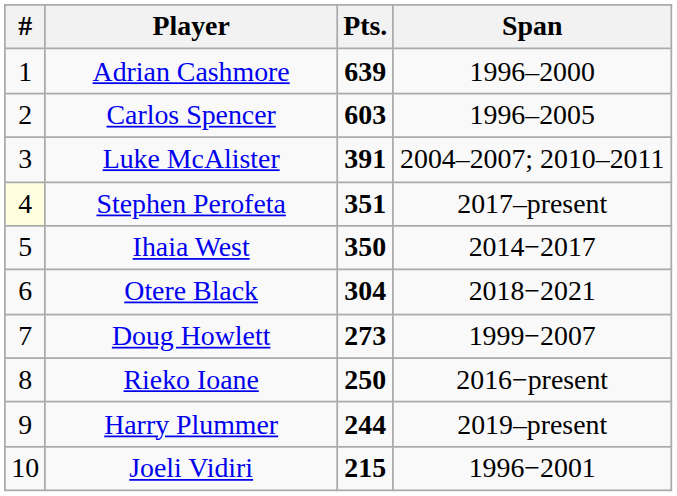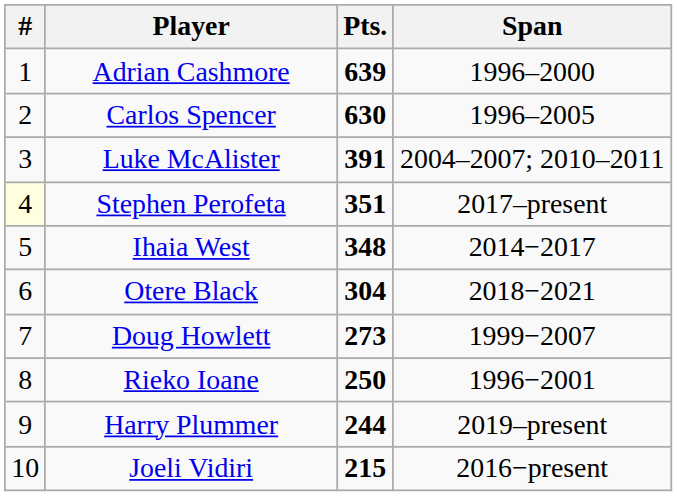(365, 114) 603 -> (365, 114) 630
(365, 247) 350 -> (365, 247) 348
(532, 379) 2016−present -> (532, 379) 1996−2001
(532, 468) 1996−2001 -> (532, 468) 2016−present
